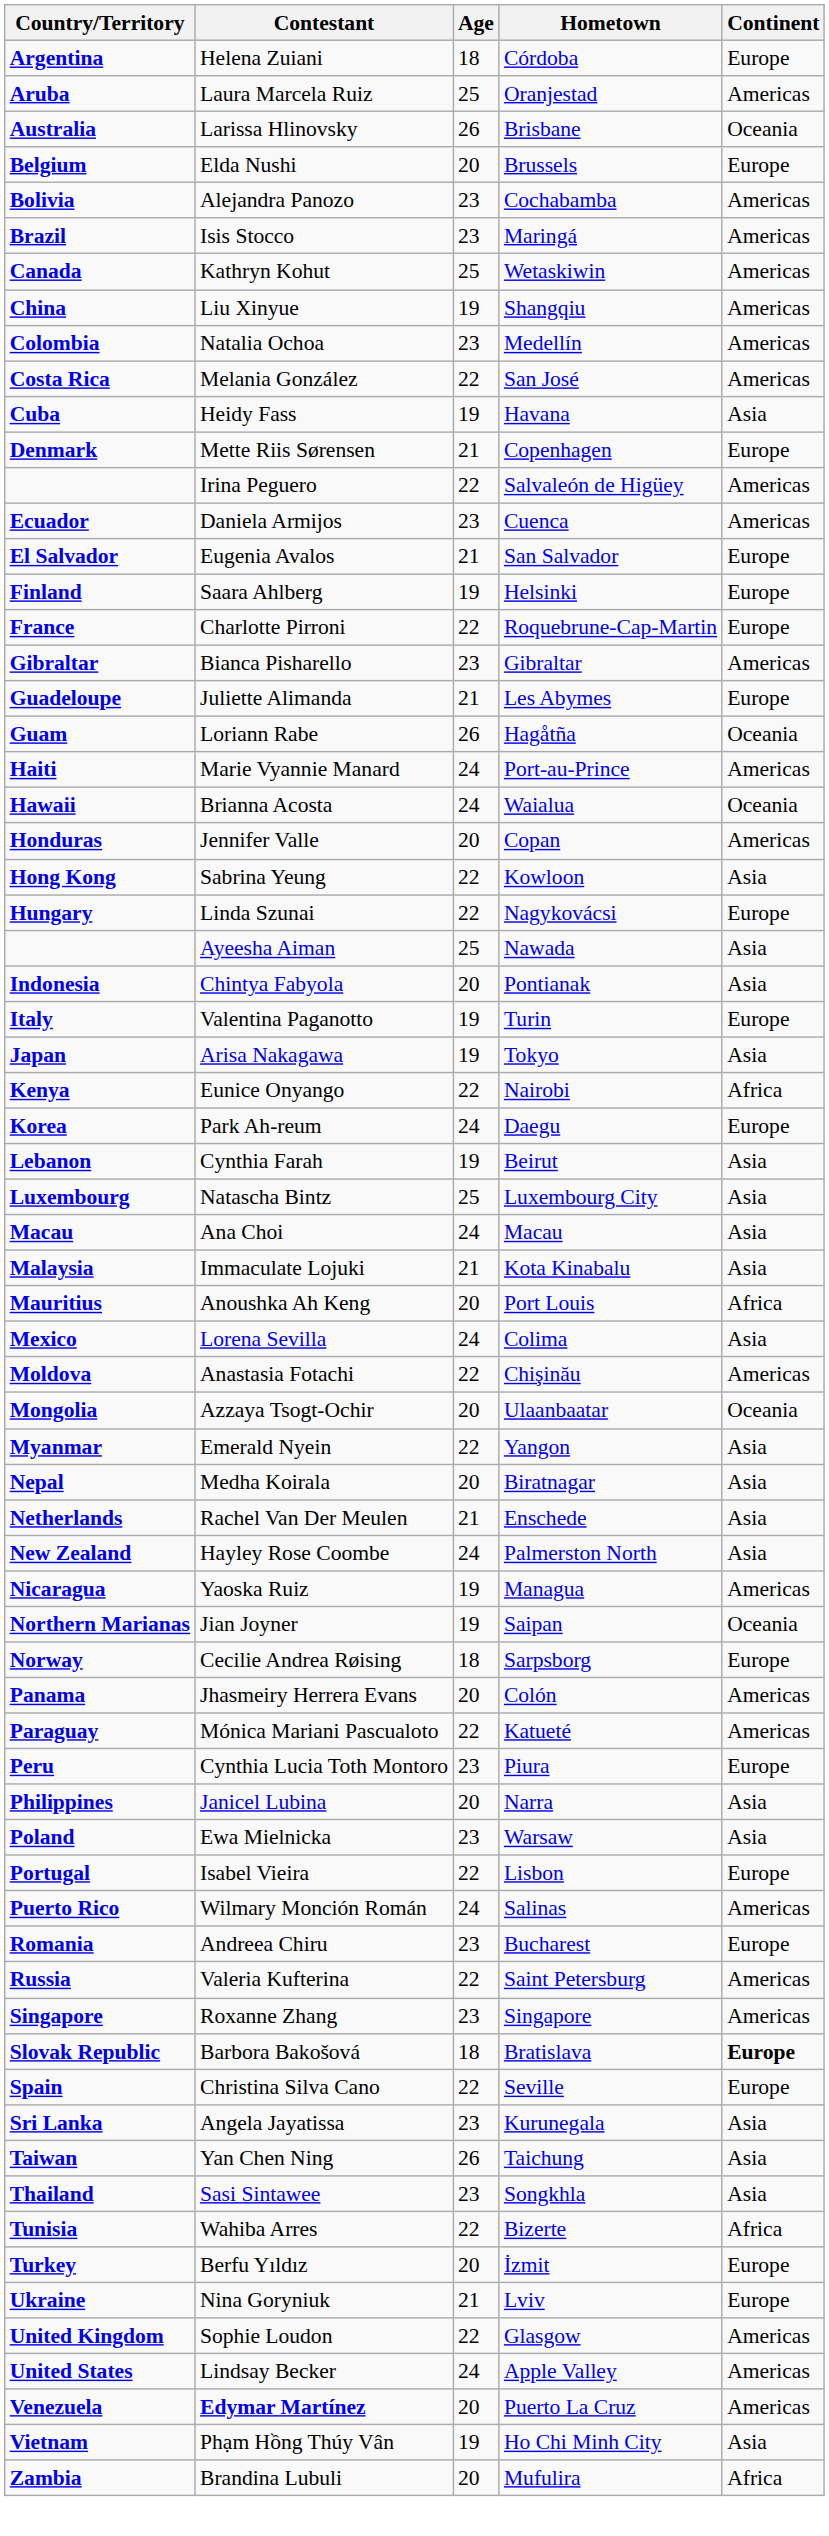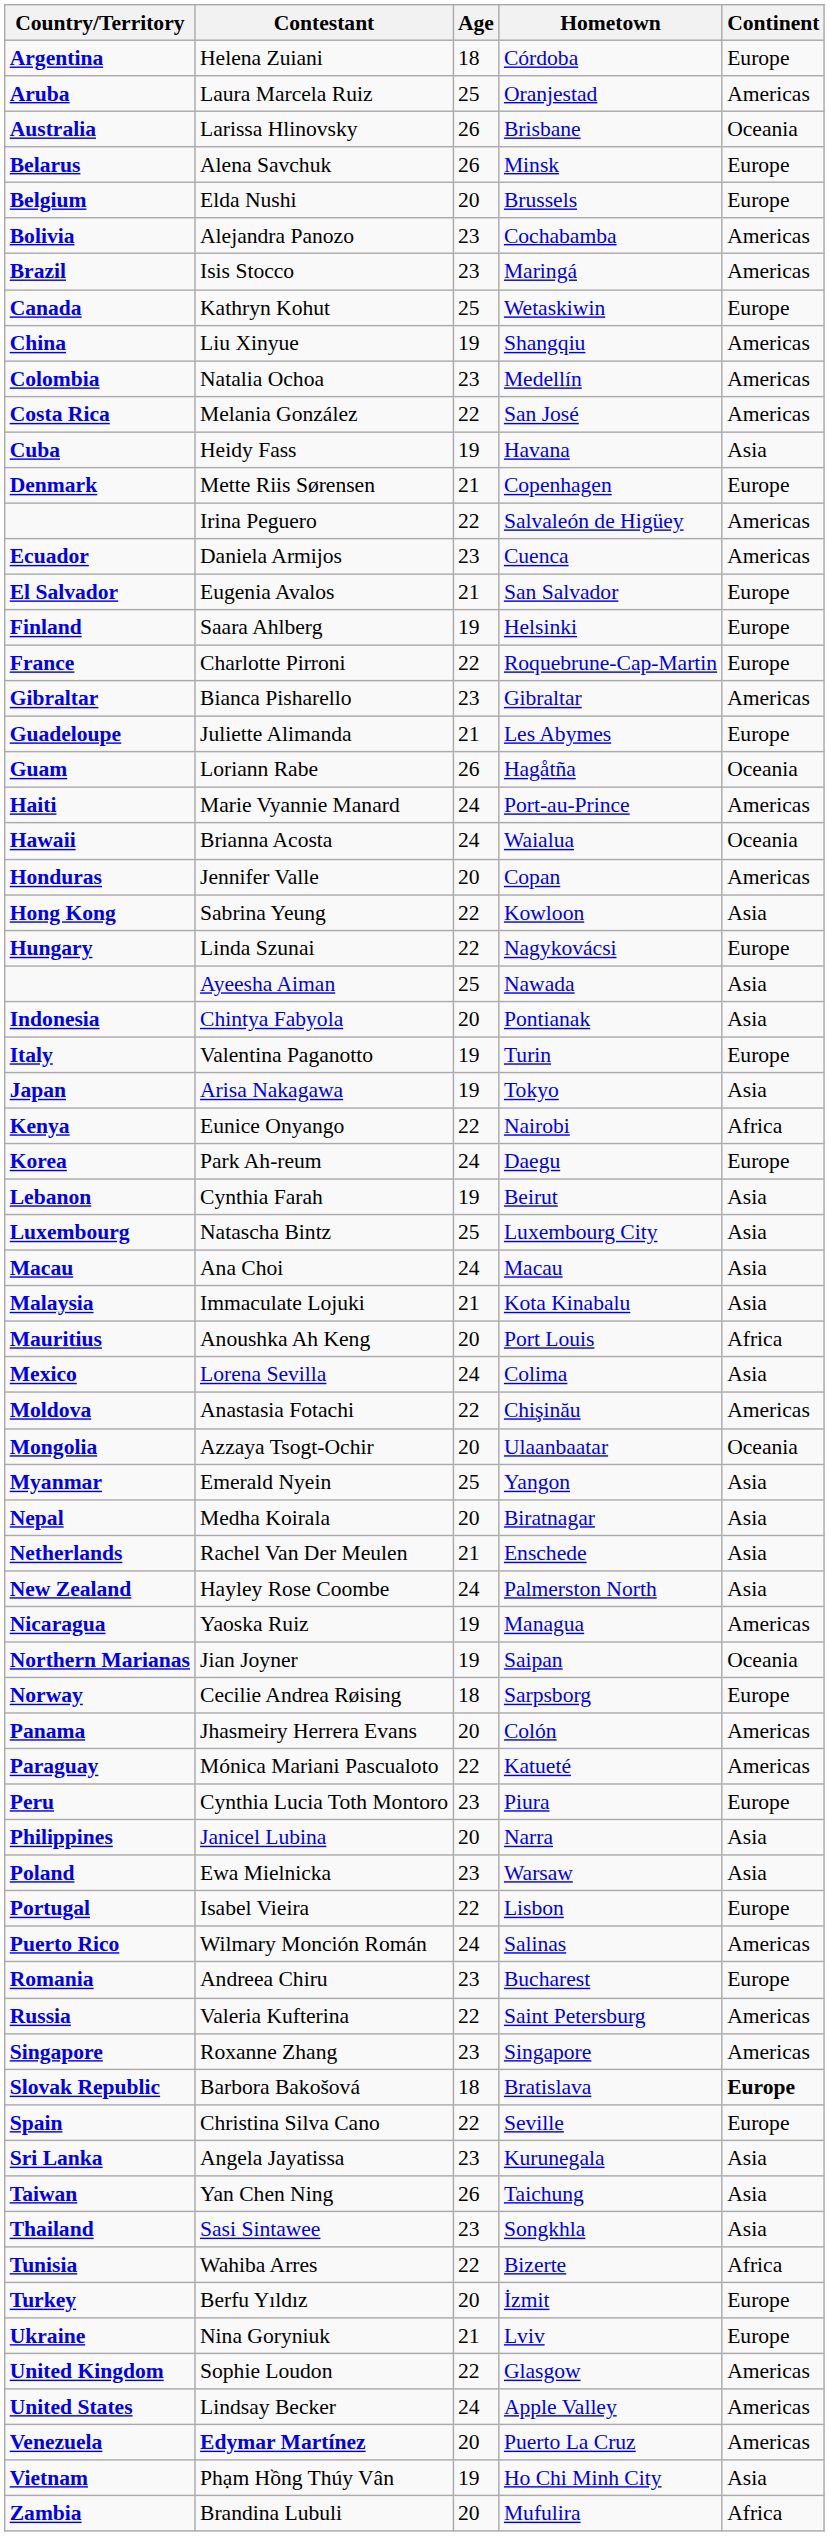+ row: (266, 164)
(769, 271) Americas -> (758, 307) Europe
(469, 1446) 22 -> (469, 1481) 25
